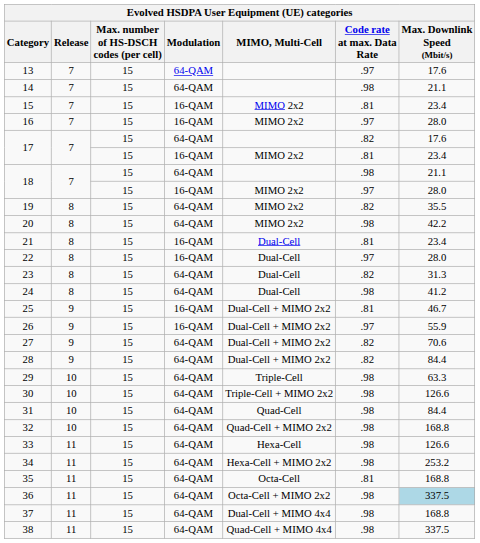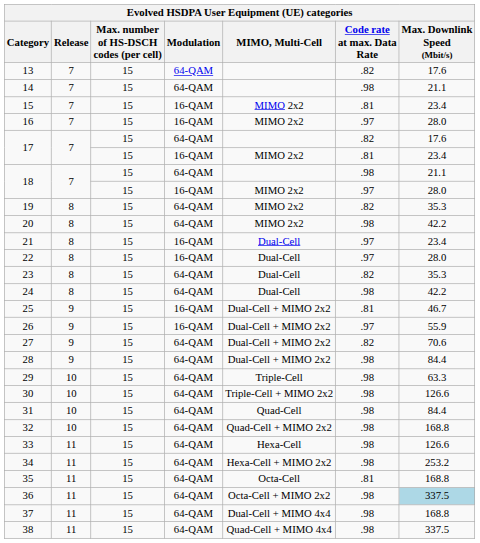(367, 71) .97 -> (367, 71) .82
(437, 207) 35.5 -> (437, 207) 35.3
(367, 241) .81 -> (367, 241) .97
(437, 275) 31.3 -> (437, 275) 35.3
(437, 292) 41.2 -> (437, 292) 42.2
(367, 360) .82 -> (367, 360) .98
